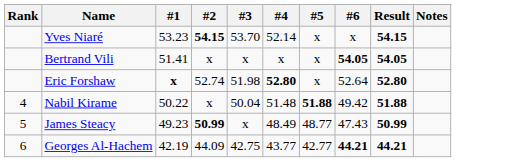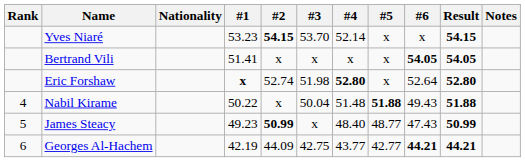+ column: (190, 15)
(353, 102) 49.42 -> (422, 102) 49.43
(281, 124) 48.49 -> (350, 124) 48.40
